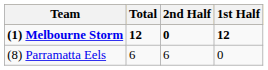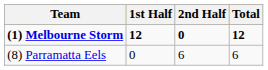columns swapped: (238, 14) <-> (143, 14)
